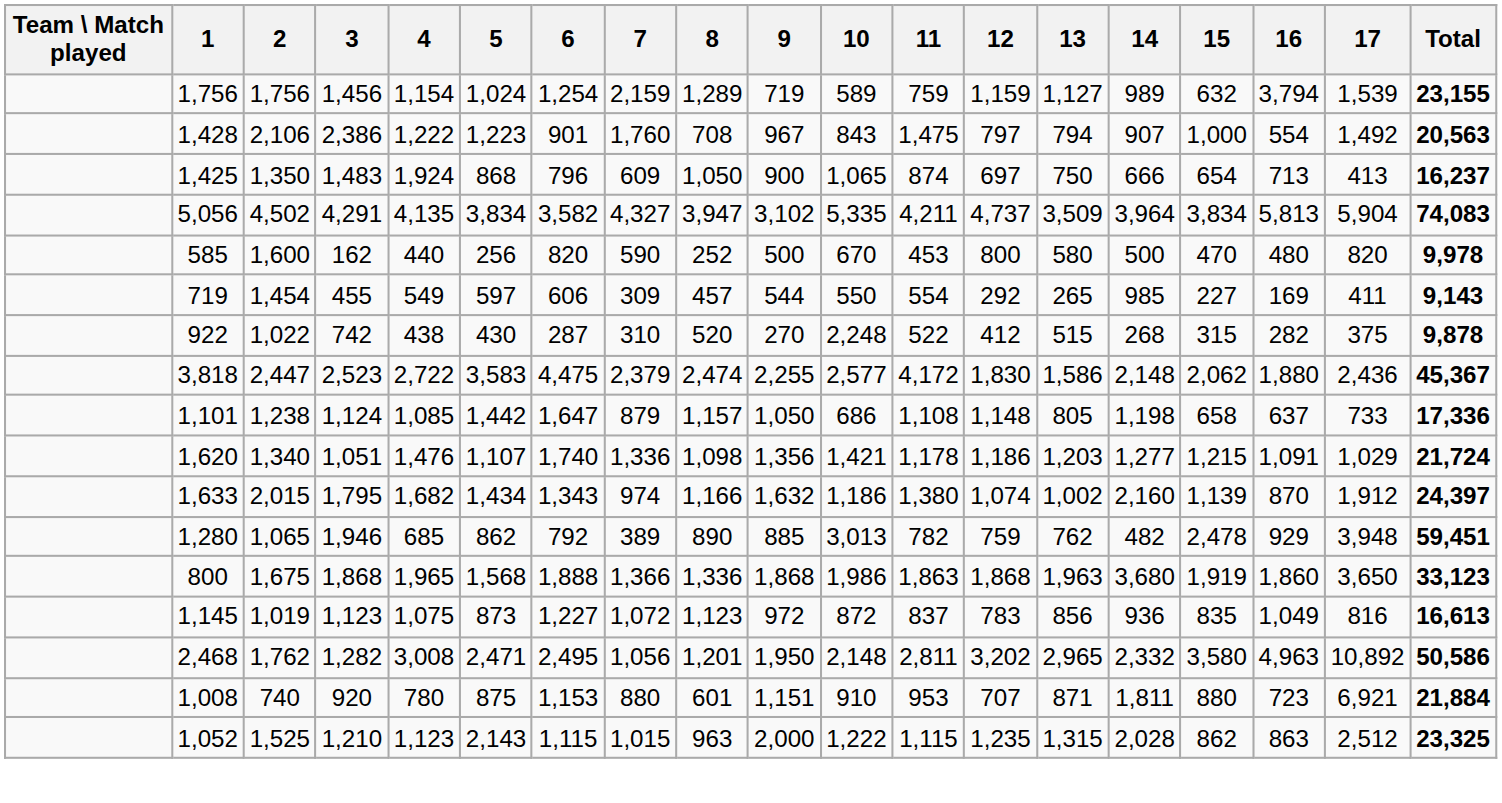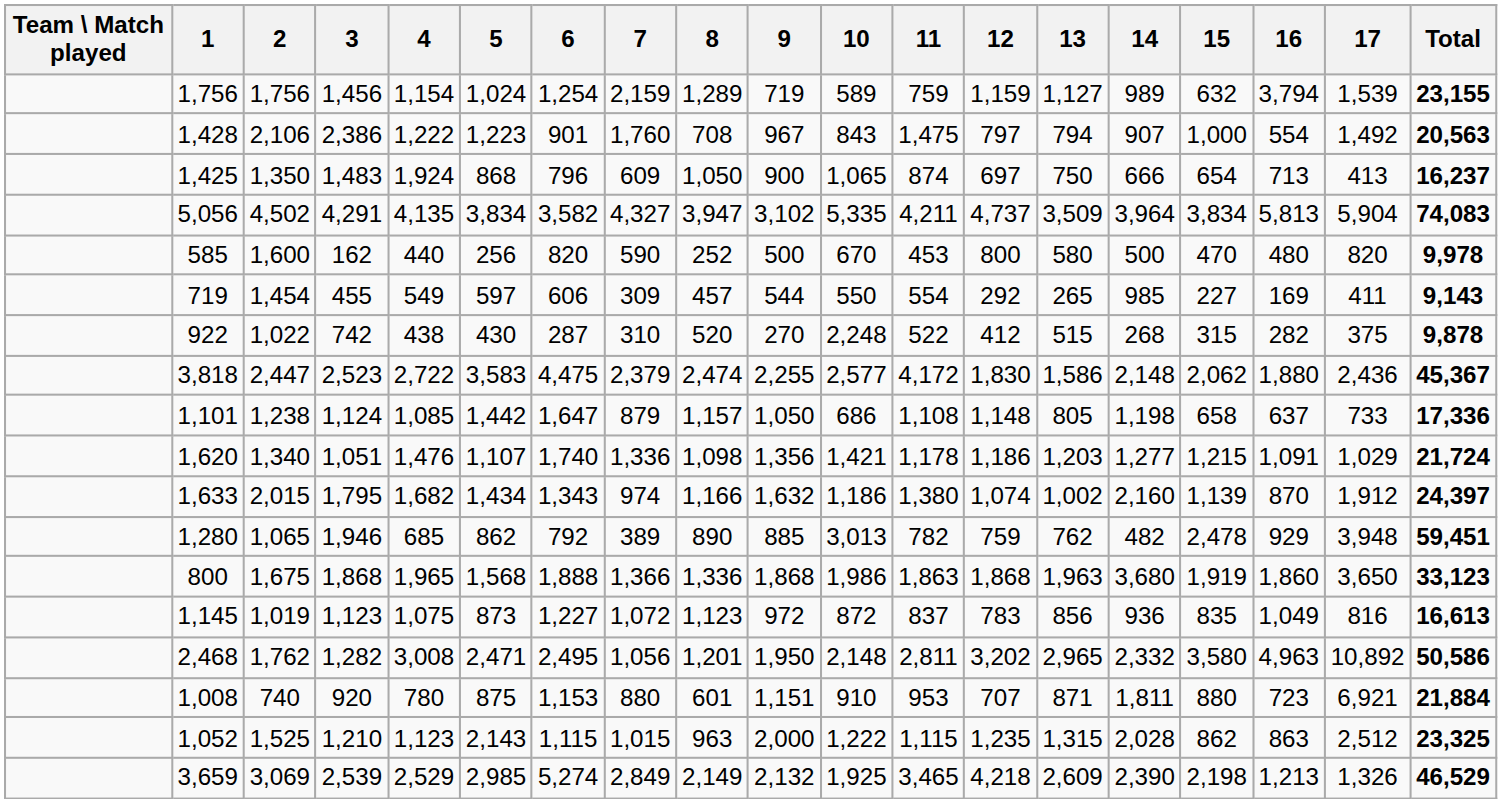+ row: (208, 778)
